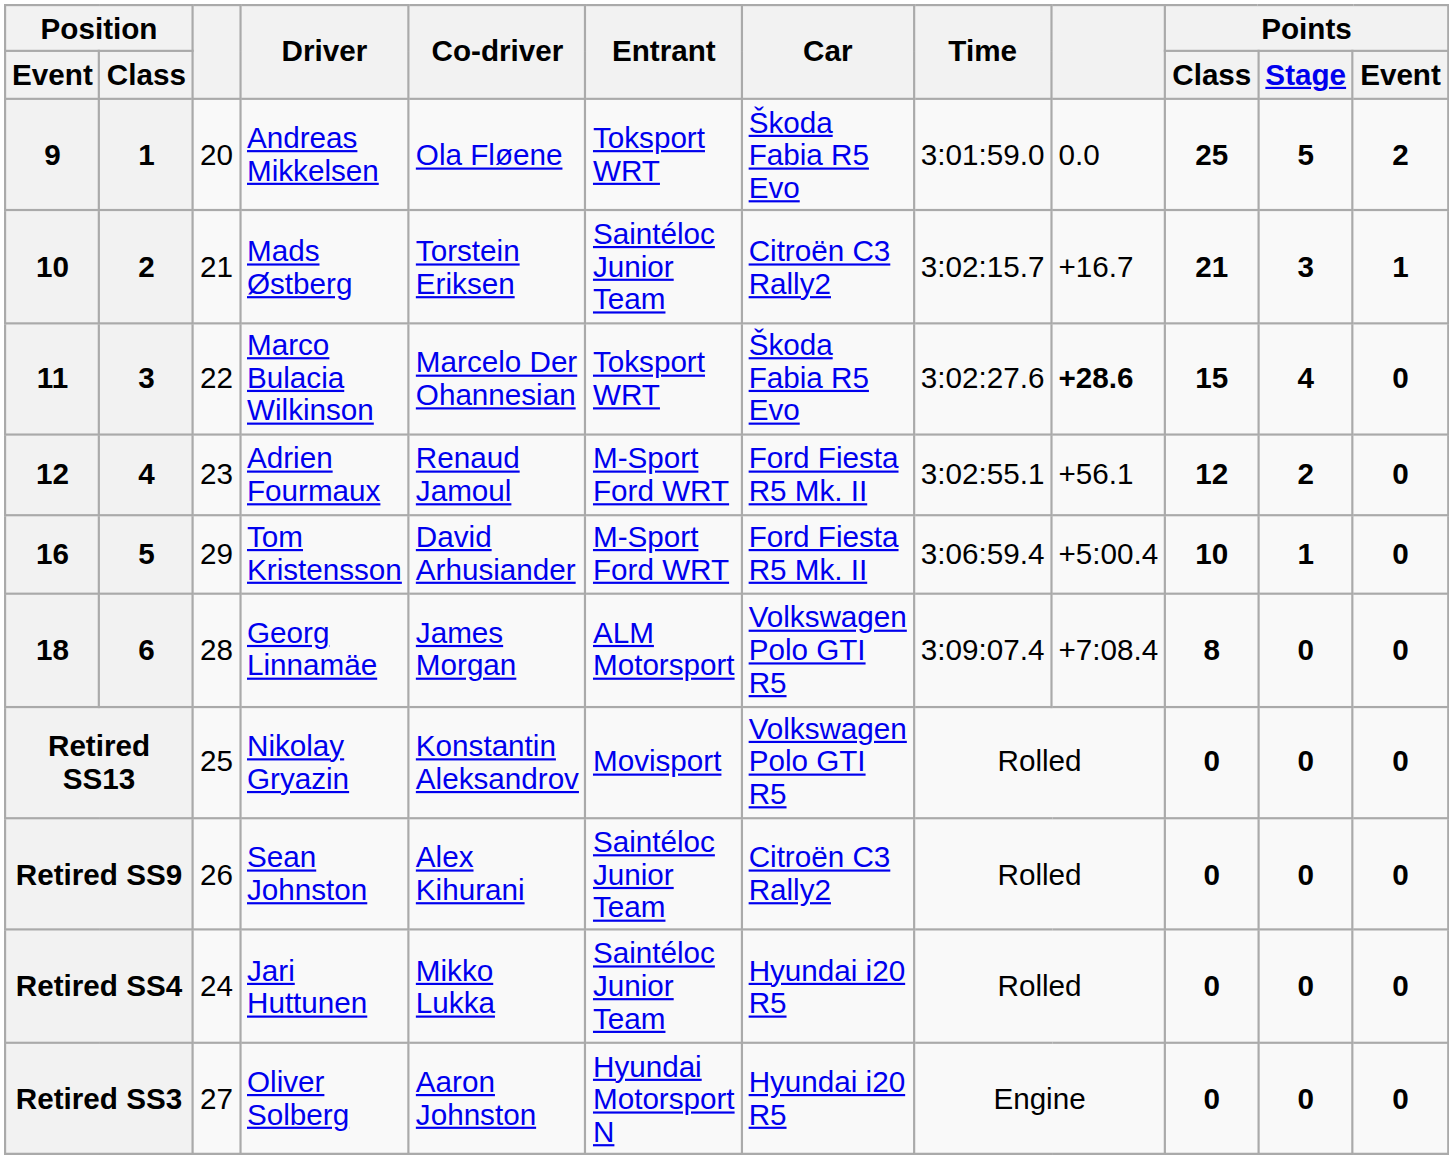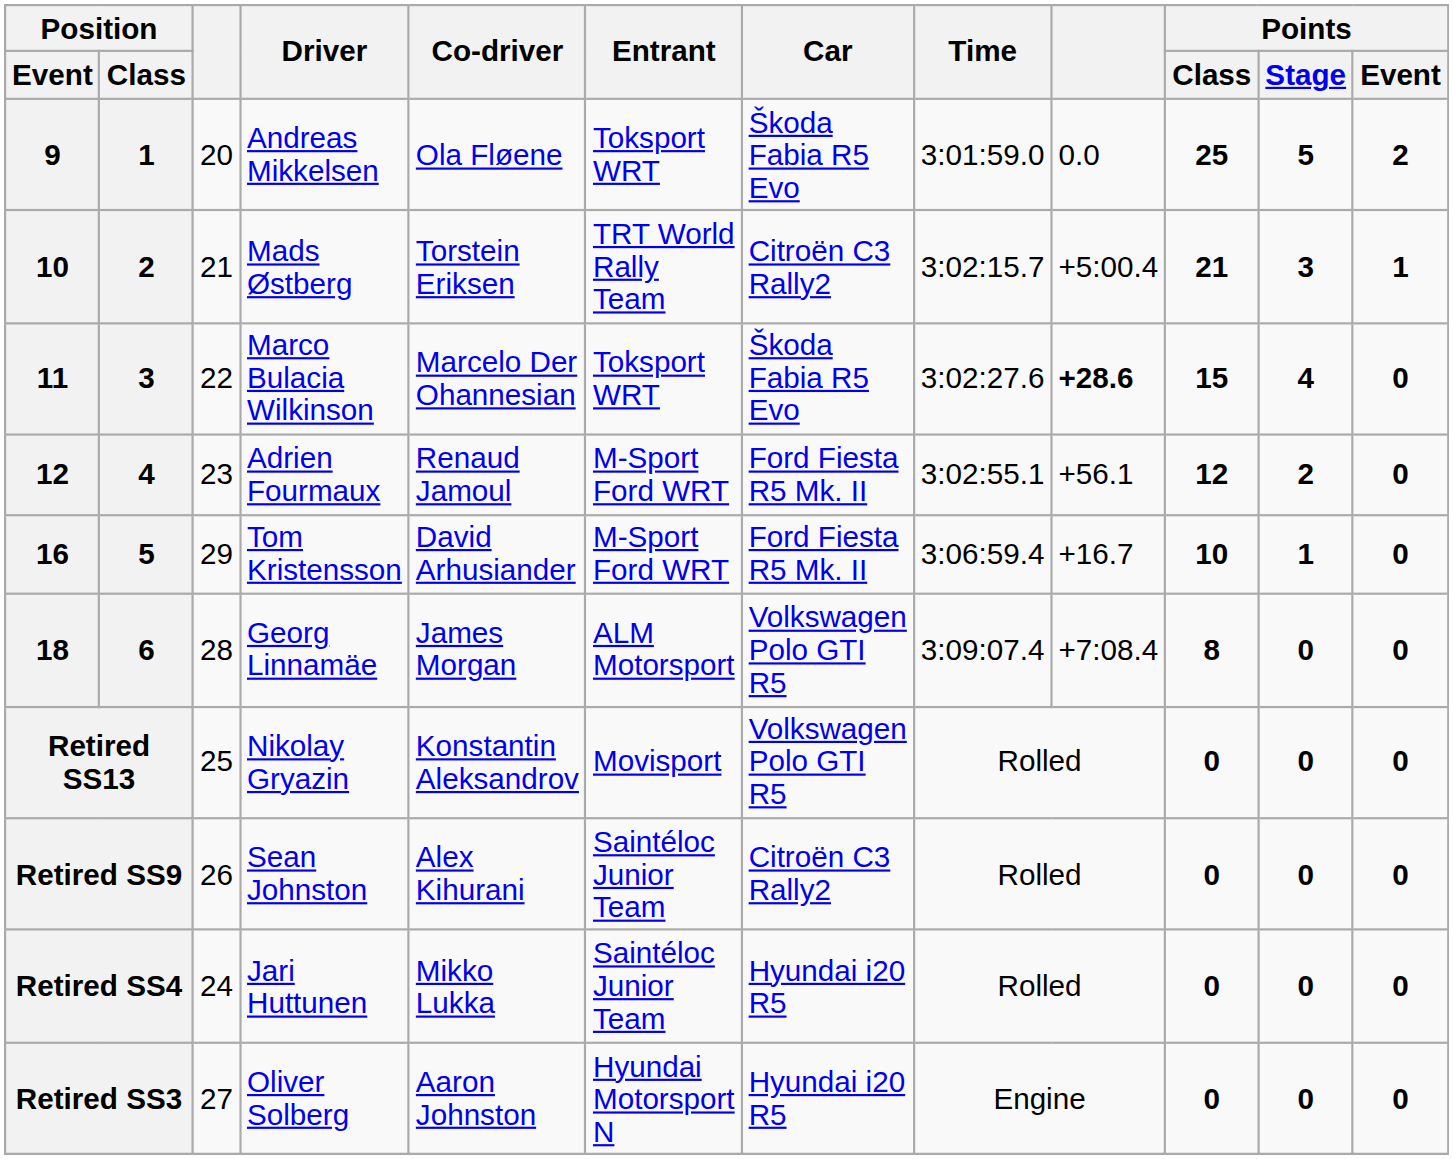(654, 266) Saintéloc Junior Team -> (664, 266) TRT World Rally Team
(1096, 266) +16.7 -> (1108, 266) +5:00.4
(1108, 554) +5:00.4 -> (1096, 554) +16.7
